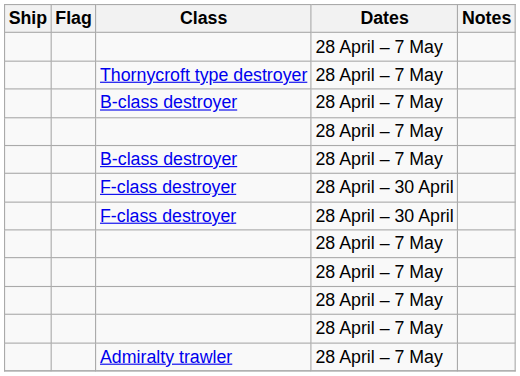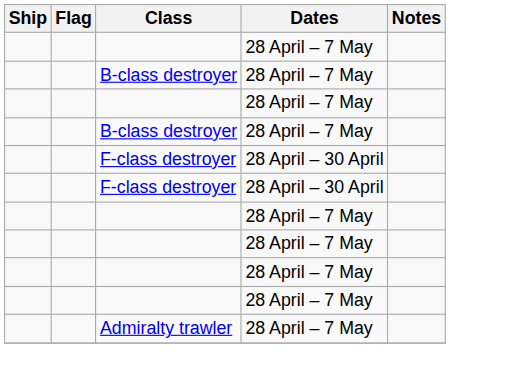- row: (204, 74)
